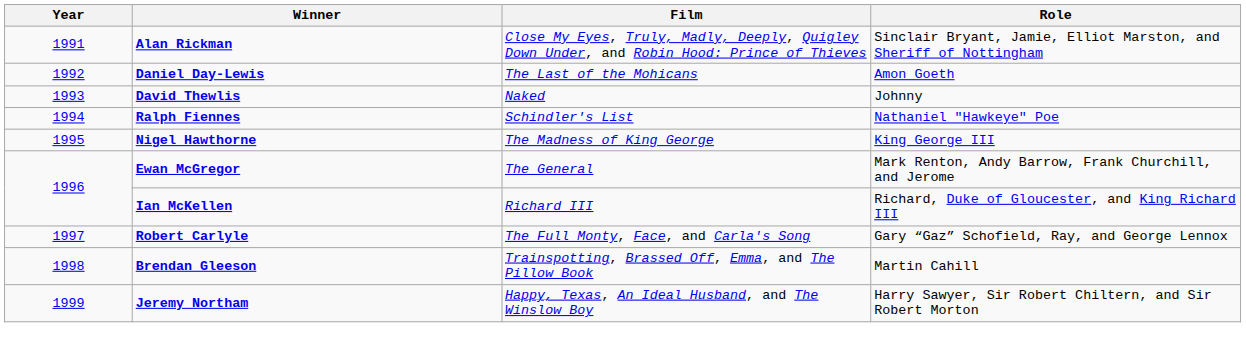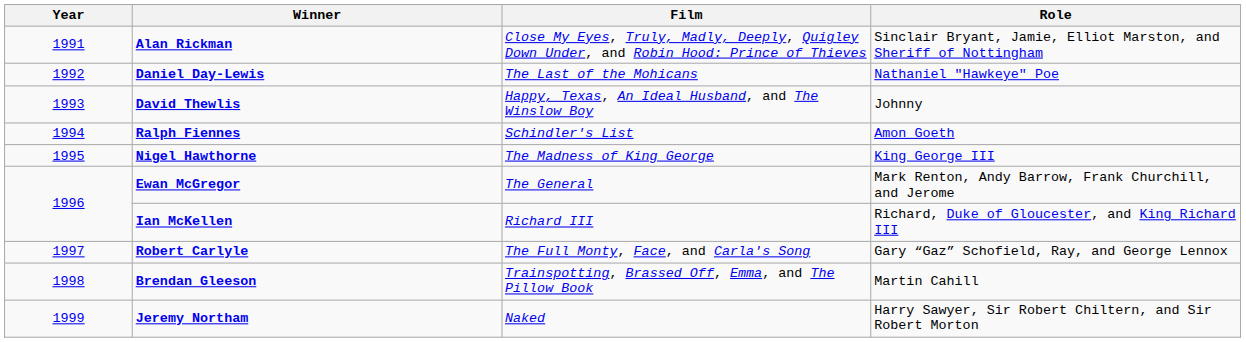(914, 75) Amon Goeth -> (967, 75) Nathaniel "Hawkeye" Poe
(525, 96) Naked -> (662, 104) Happy, Texas, An Ideal Husband, and The Winslow Boy
(967, 118) Nathaniel "Hawkeye" Poe -> (914, 134) Amon Goeth
(662, 303) Happy, Texas, An Ideal Husband, and The Winslow Boy -> (525, 319) Naked
